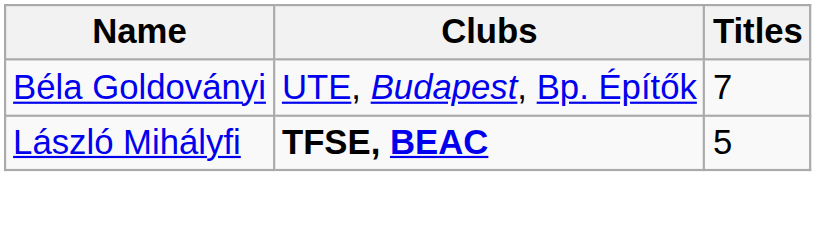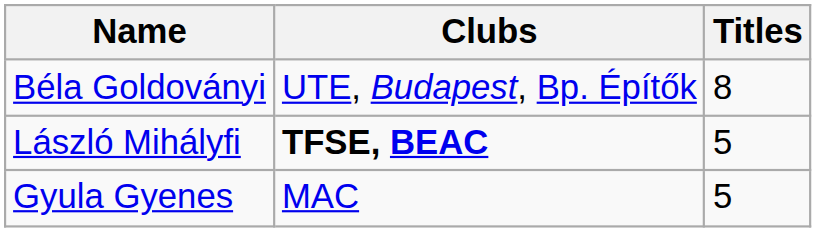(723, 87) 7 -> (723, 87) 8
+ row: (123, 197)
